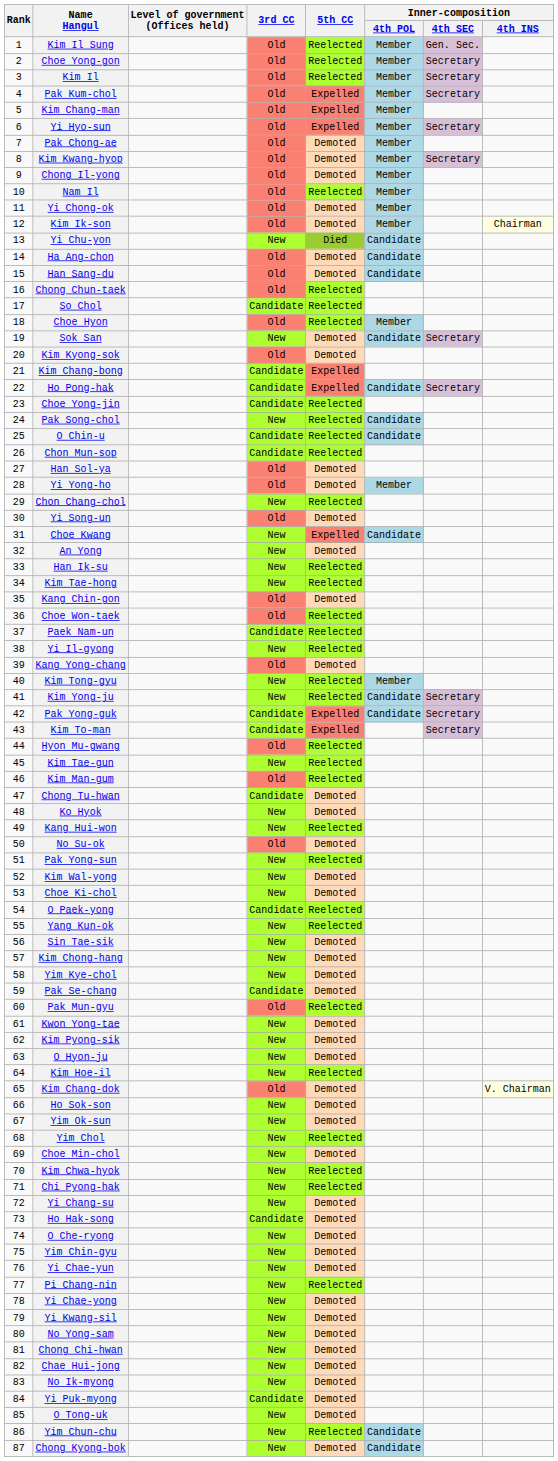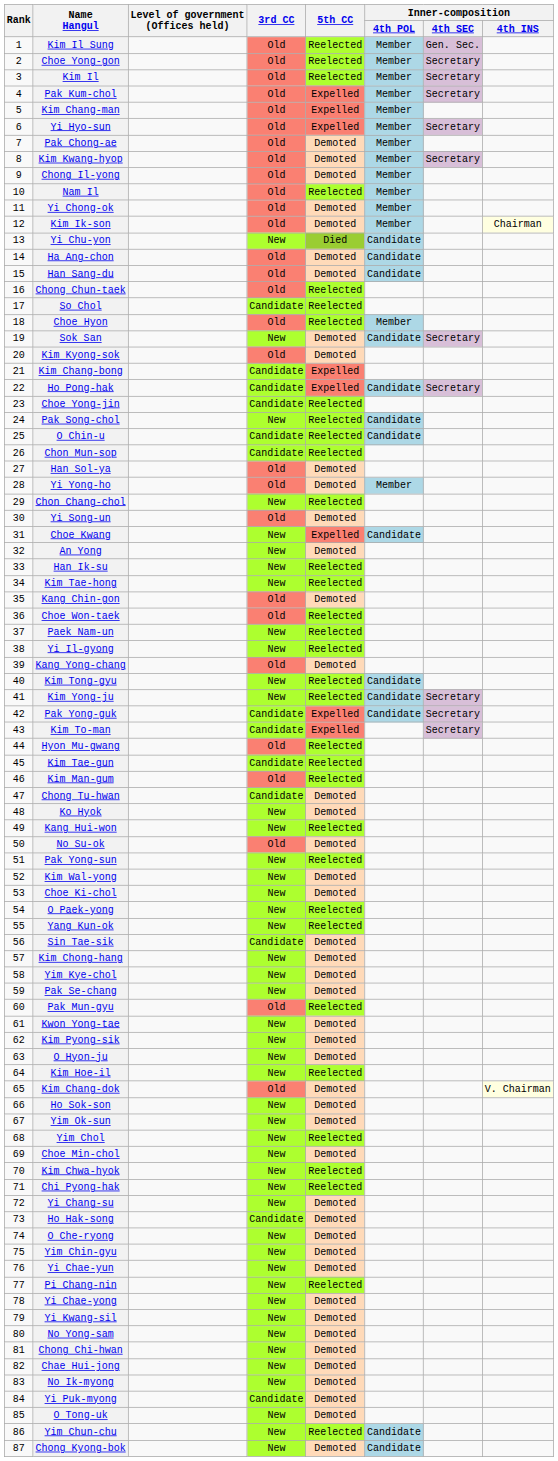(276, 632) Candidate -> (276, 632) New
(394, 681) Member -> (394, 681) Candidate
(276, 763) New -> (276, 763) Candidate
(276, 910) Candidate -> (276, 910) New
(276, 942) New -> (276, 942) Candidate
(276, 991) Candidate -> (276, 991) New
